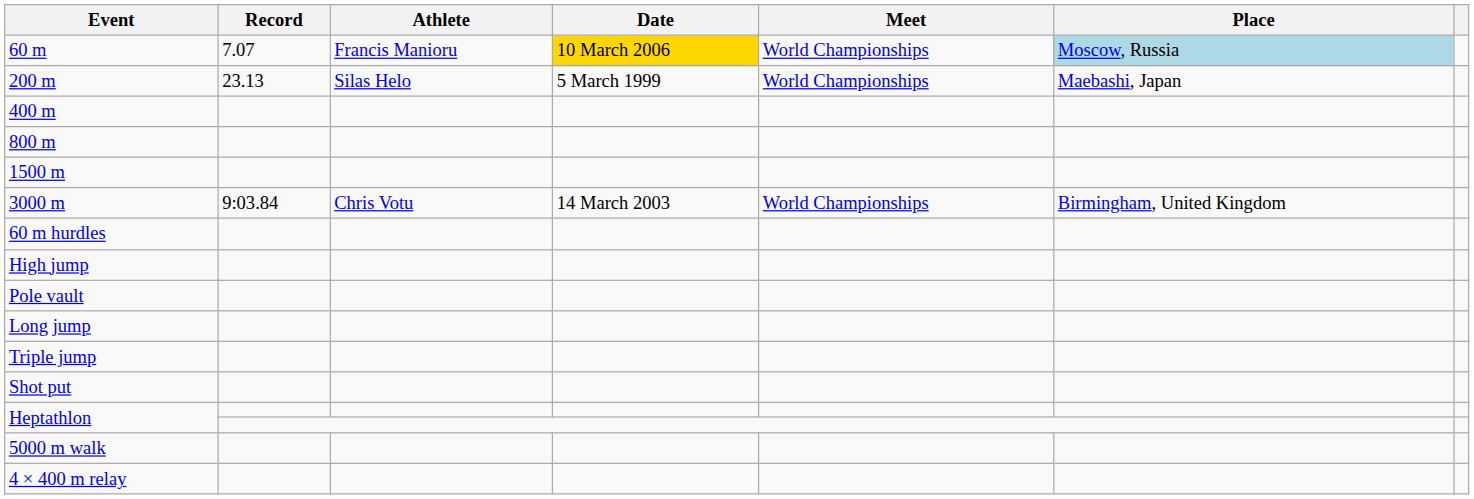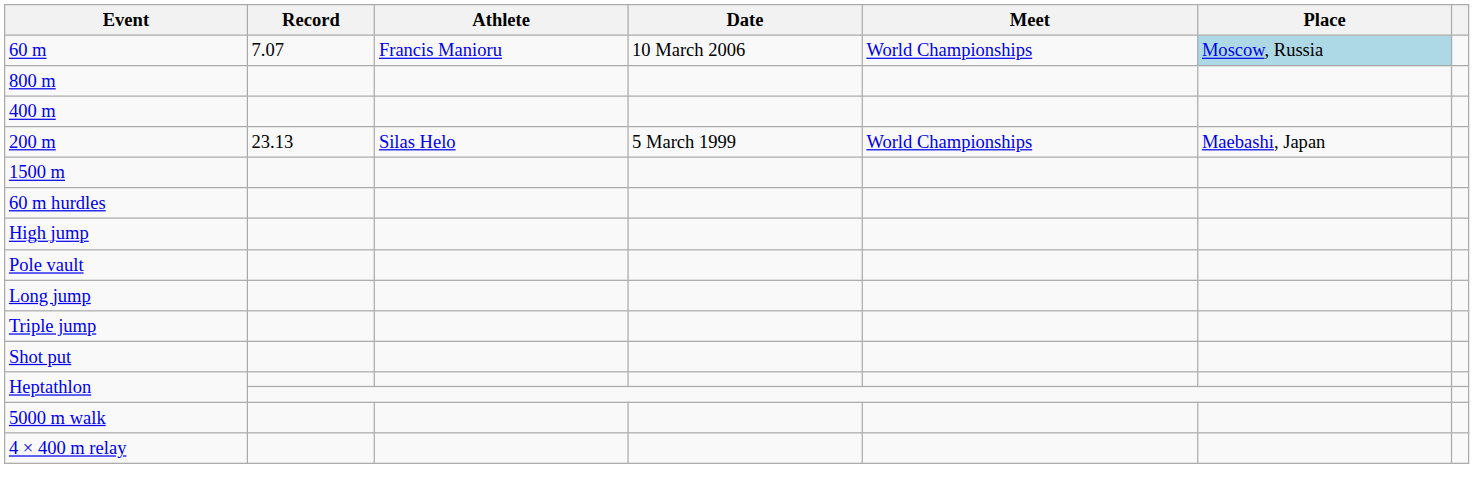(613, 50) gold background -> (689, 50) no background
rows swapped: (32, 81) <-> (32, 142)
- row: (37, 203)
